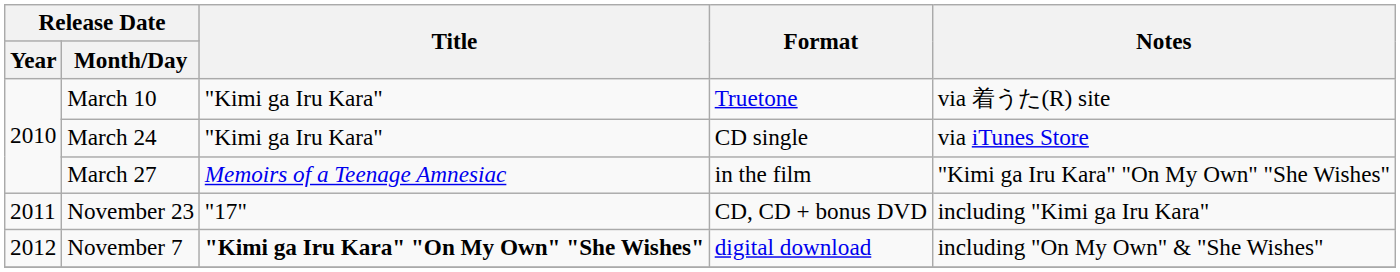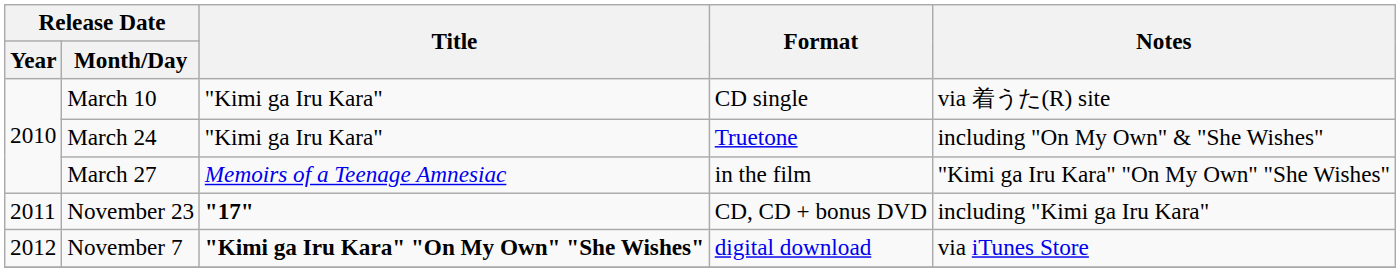(756, 98) Truetone -> (761, 98) CD single
(761, 137) CD single -> (756, 137) Truetone
(1013, 137) via iTunes Store -> (1131, 137) including "On My Own" & "She Wishes"
(226, 211) normal -> (229, 211) bold
(1131, 248) including "On My Own" & "She Wishes" -> (1013, 248) via iTunes Store
